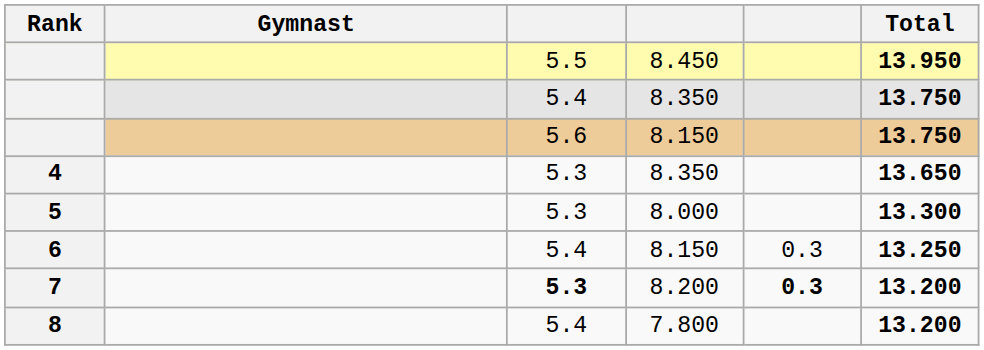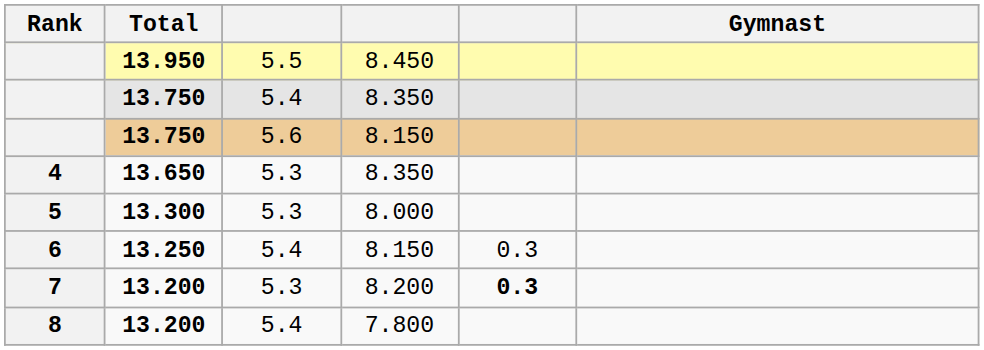columns swapped: (306, 24) <-> (920, 24)
(566, 288) bold -> (282, 288) normal
